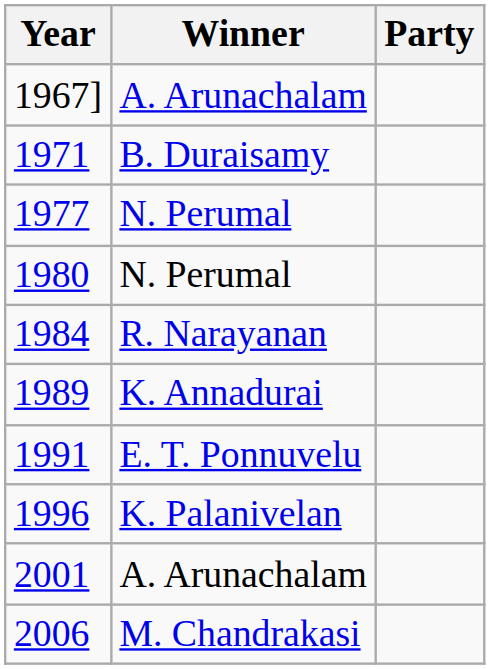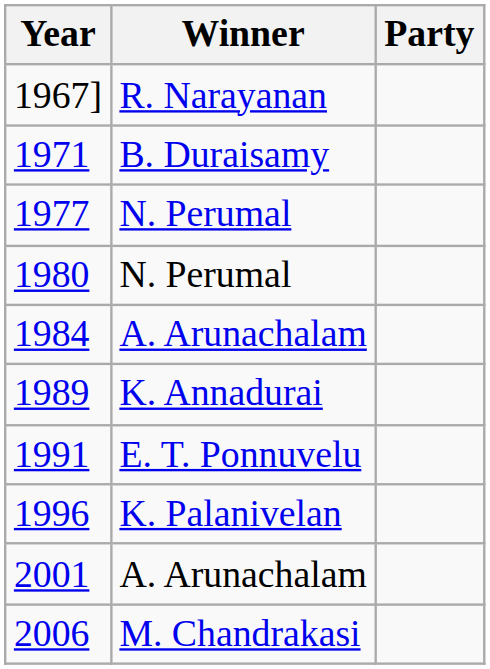(243, 94) A. Arunachalam -> (223, 94) R. Narayanan
(223, 333) R. Narayanan -> (243, 333) A. Arunachalam
